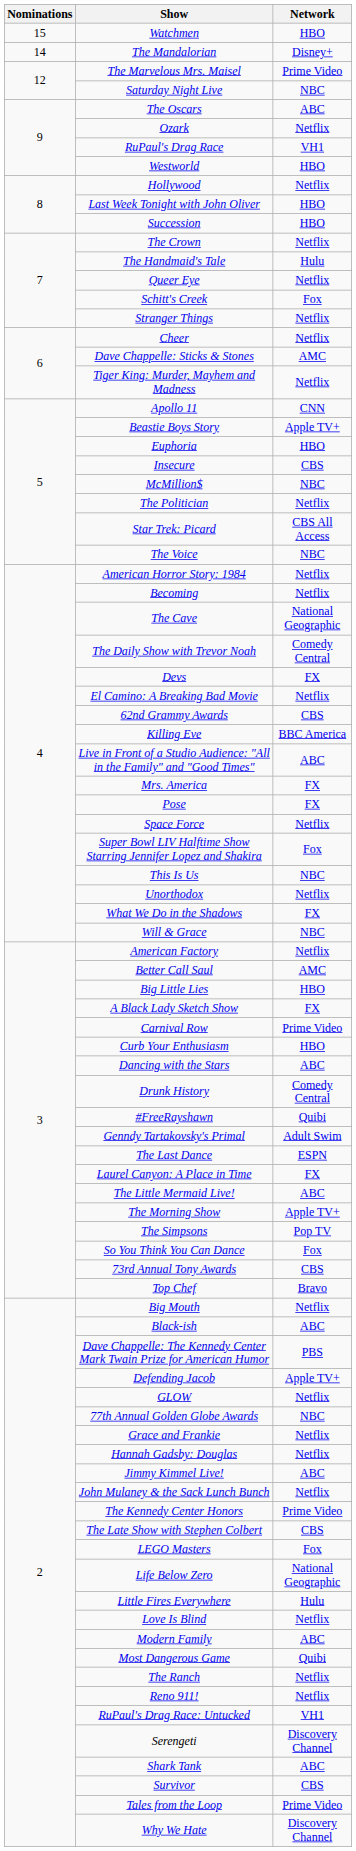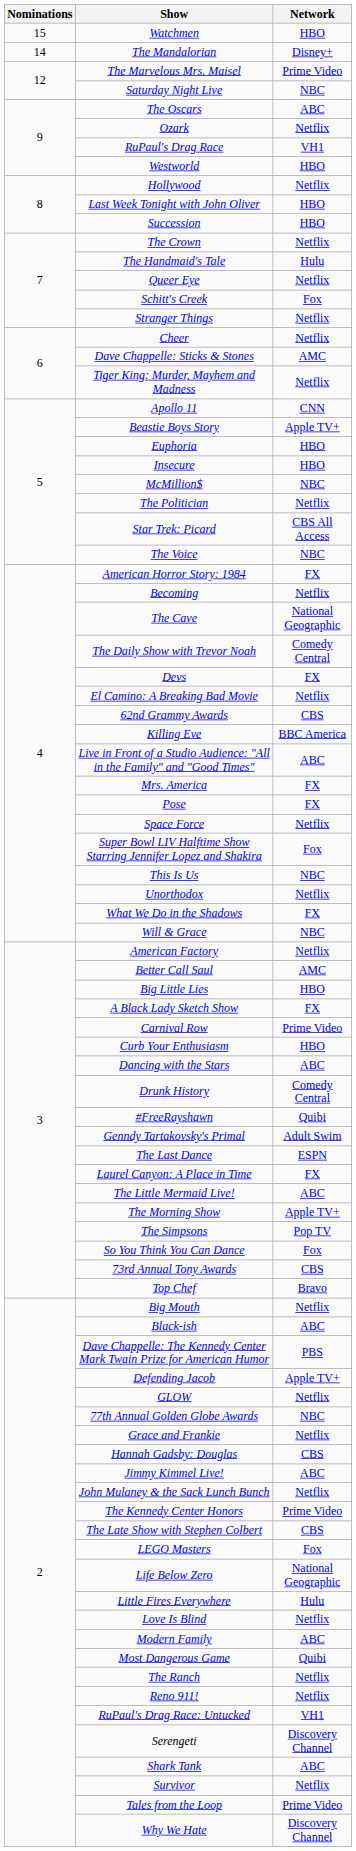(312, 465) CBS -> (312, 465) HBO
(312, 573) Netflix -> (312, 573) FX
(312, 1454) Netflix -> (312, 1454) CBS
(312, 1785) CBS -> (312, 1785) Netflix
